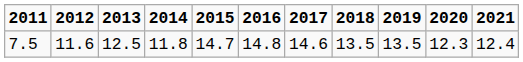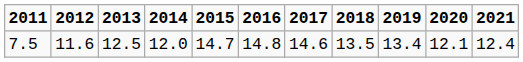(168, 44) 11.8 -> (168, 44) 12.0
(402, 44) 13.5 -> (402, 44) 13.4
(449, 44) 12.3 -> (449, 44) 12.1
